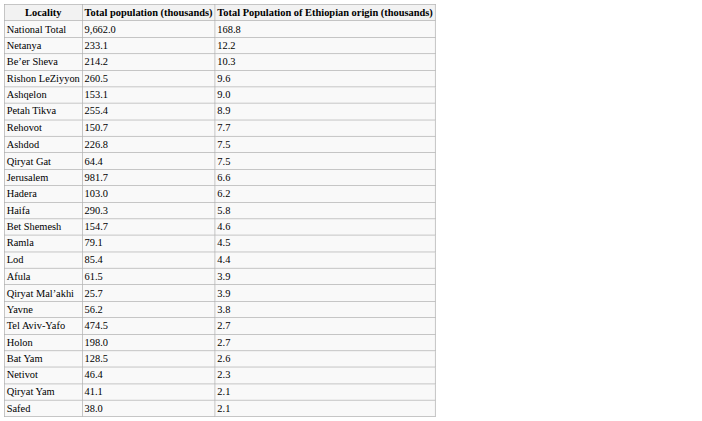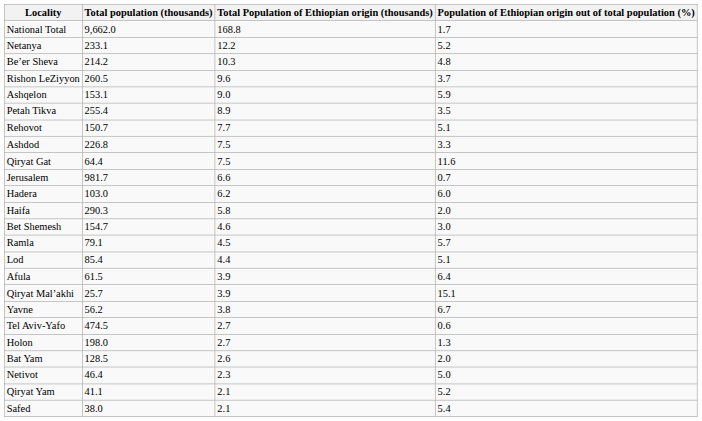+ column: (566, 12)
